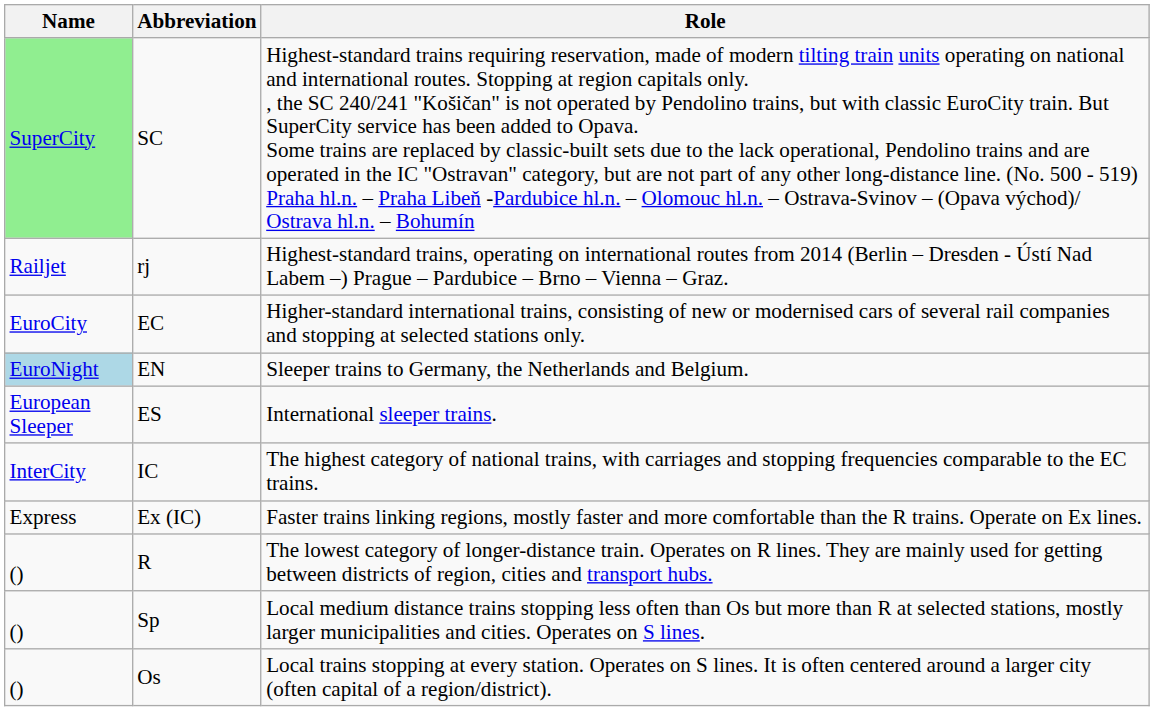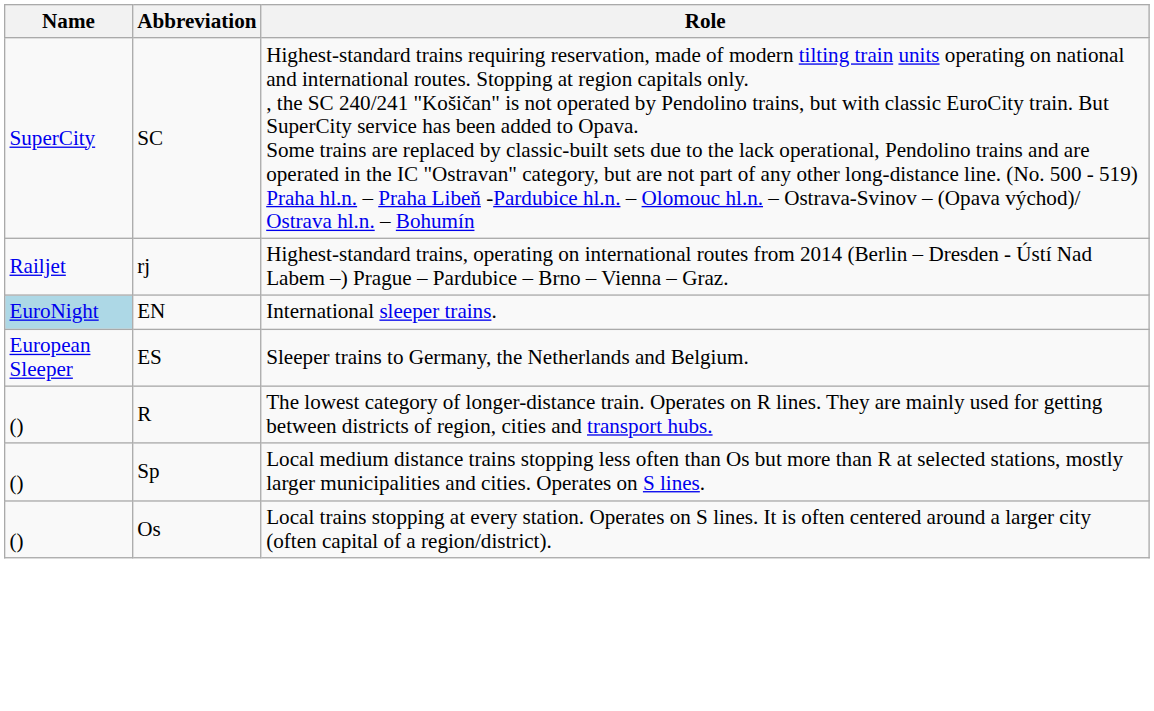(52, 137) lightgreen background -> (52, 137) no background
- row: (151, 323)
(507, 369) Sleeper trains to Germany, the Netherlands and Belgium. -> (381, 311) International sleeper trains.
(381, 414) International sleeper trains. -> (507, 357) Sleeper trains to Germany, the Netherlands and Belgium.
- row: (148, 471)
- row: (169, 517)
